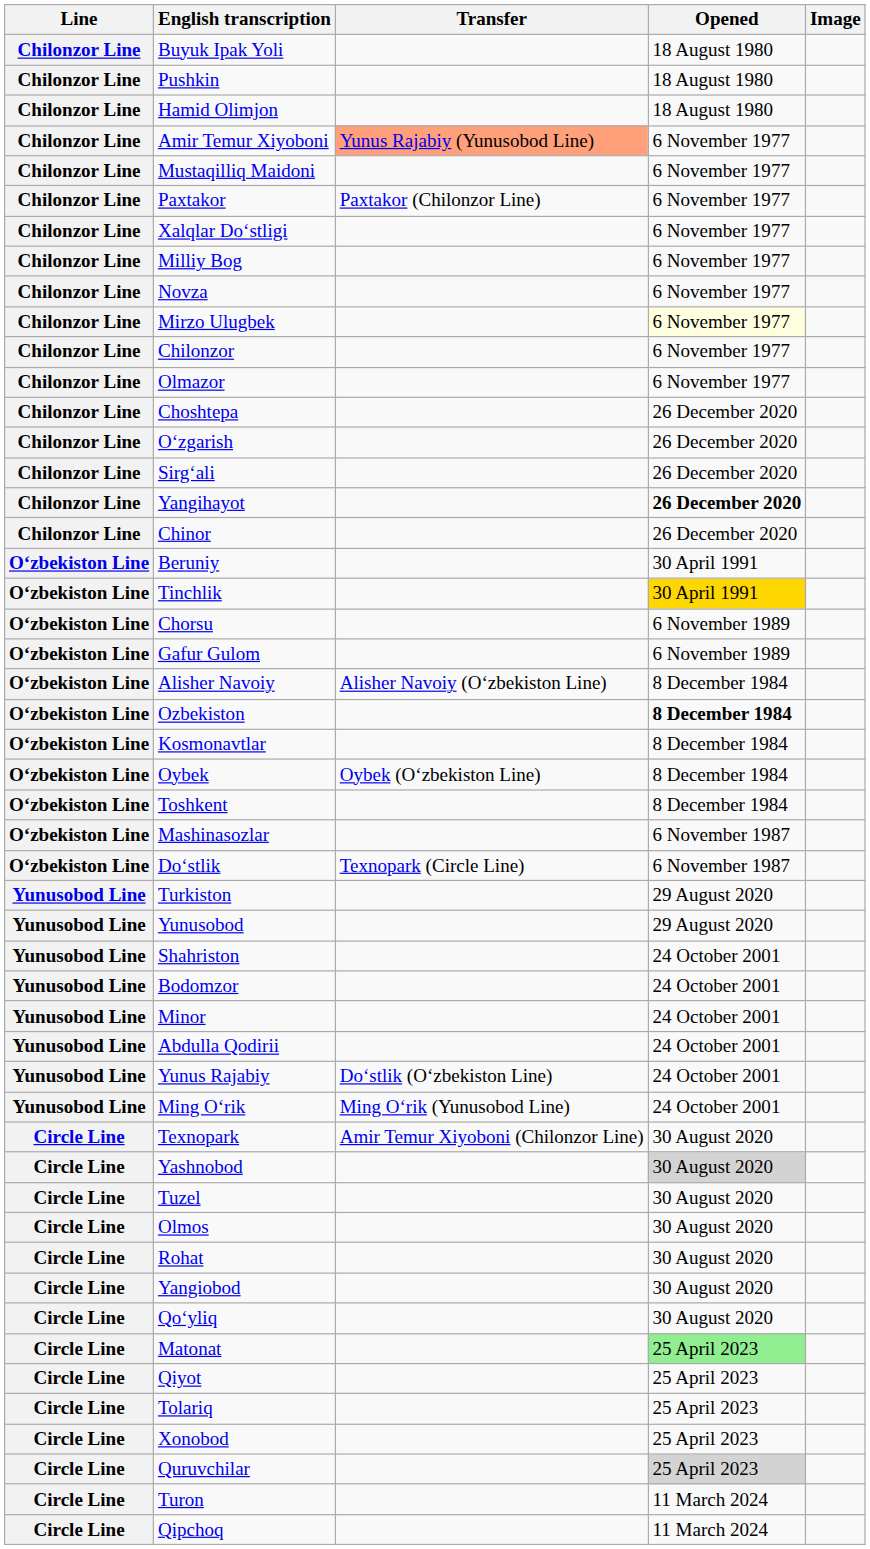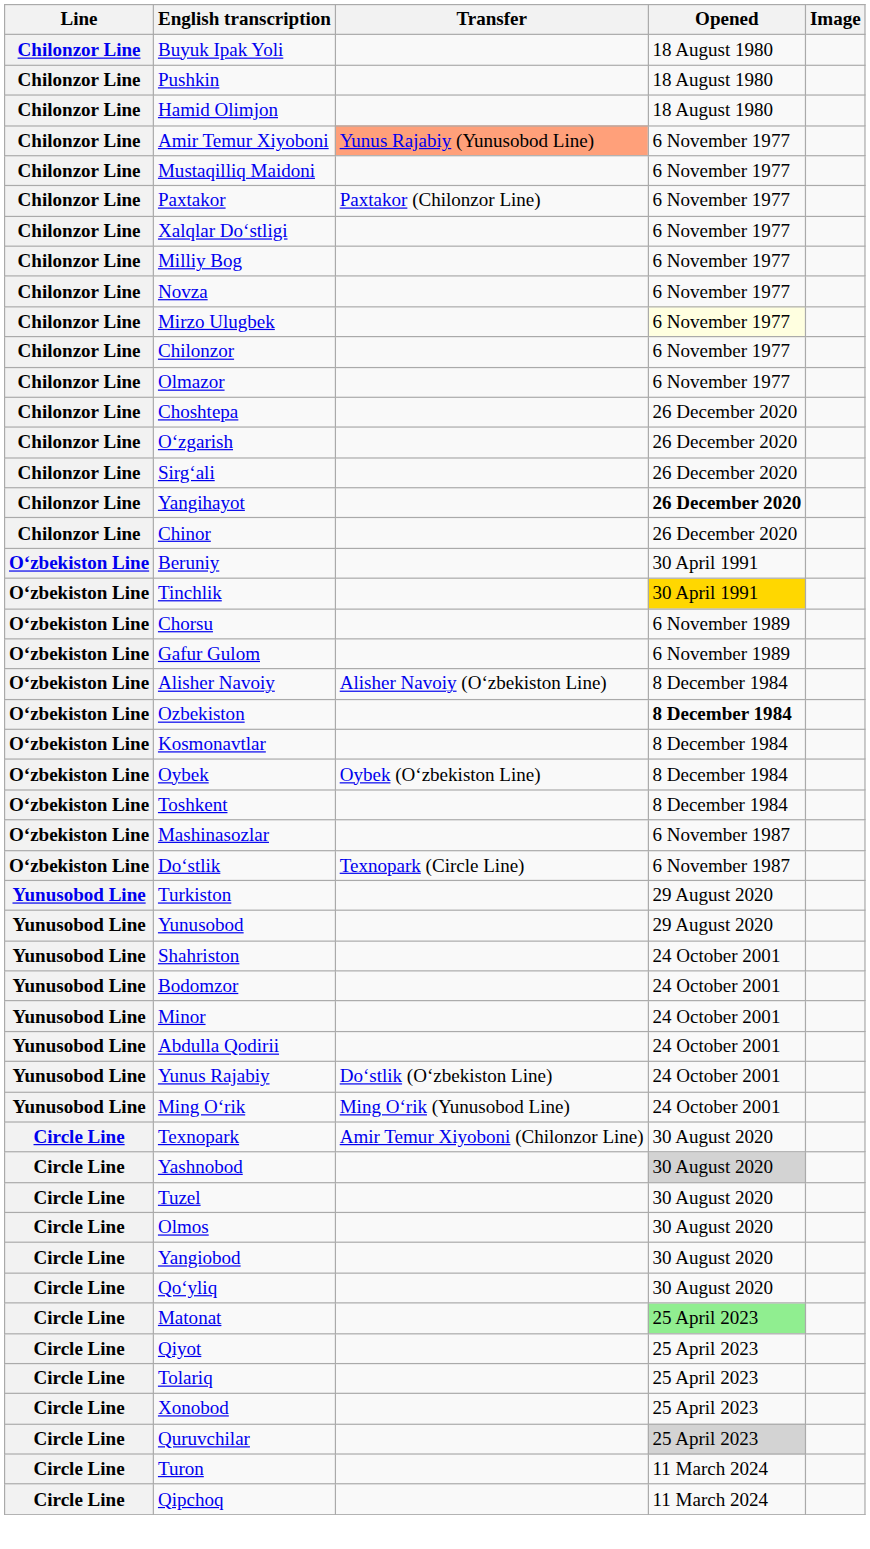- row: (181, 1257)
